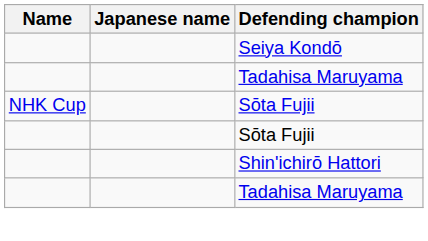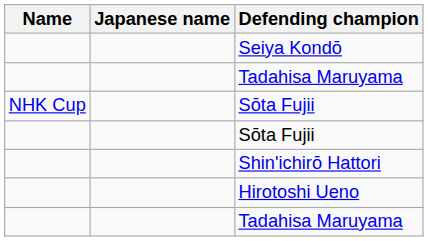+ row: (47, 193)
